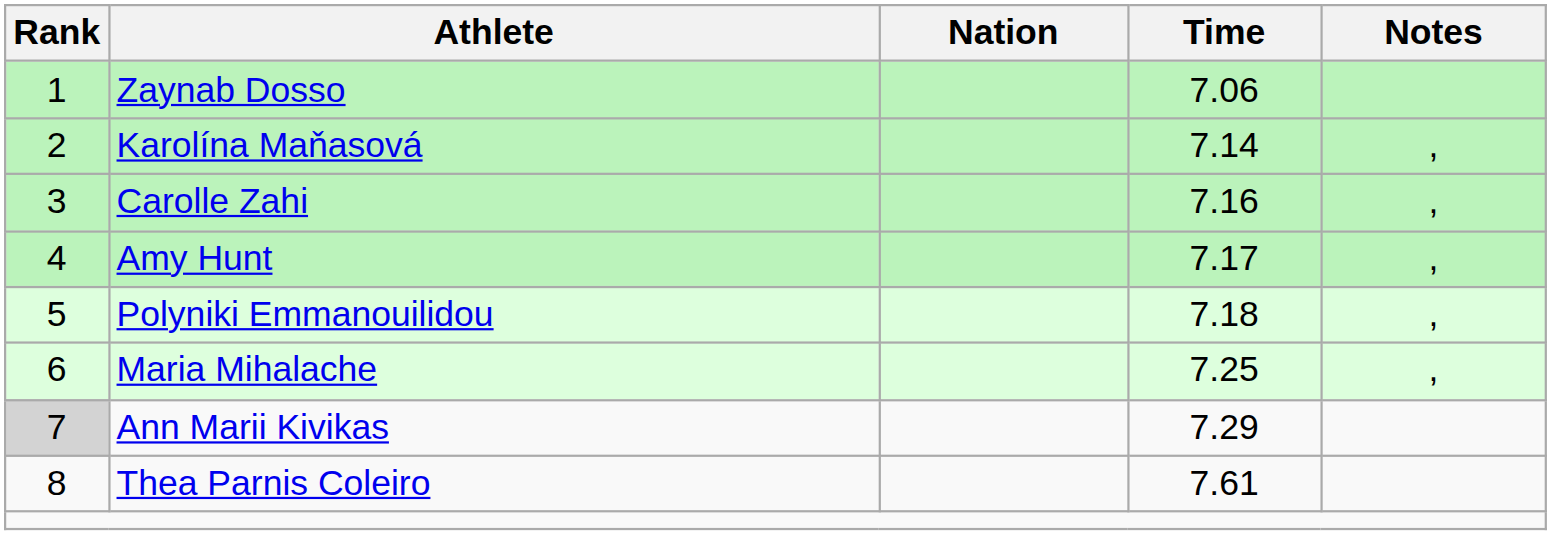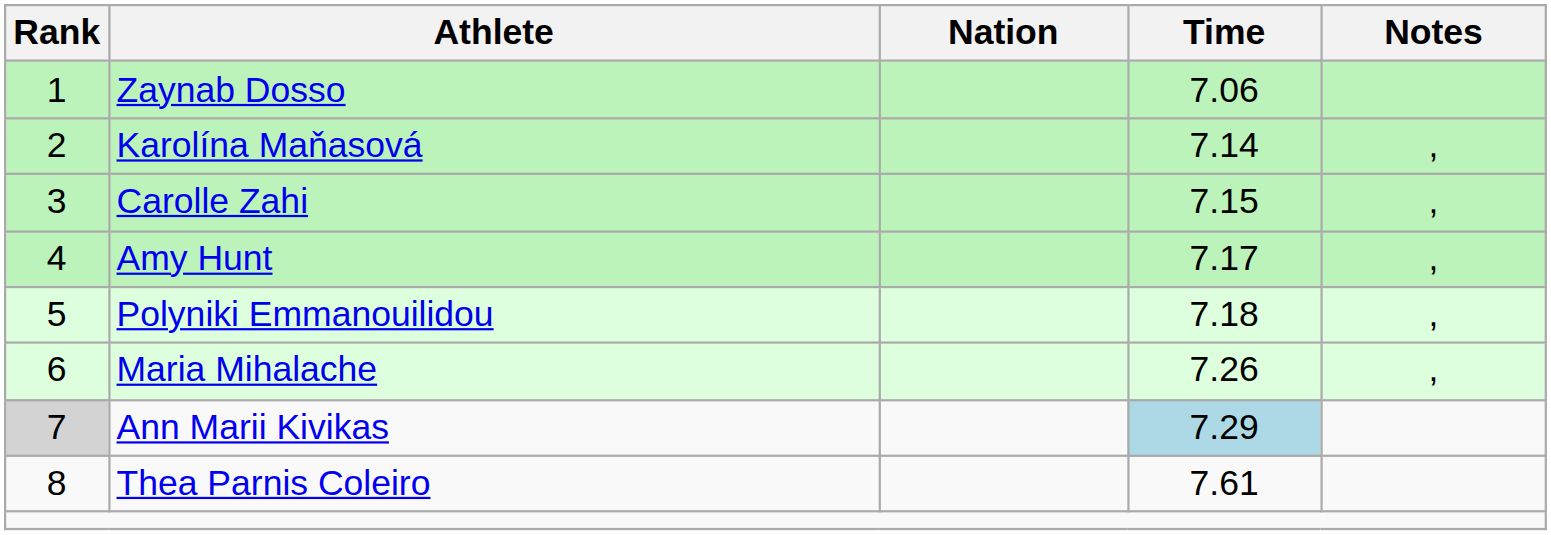(1224, 201) 7.16 -> (1224, 201) 7.15
(1224, 370) 7.25 -> (1224, 370) 7.26
(1224, 426) no background -> (1224, 426) lightblue background
